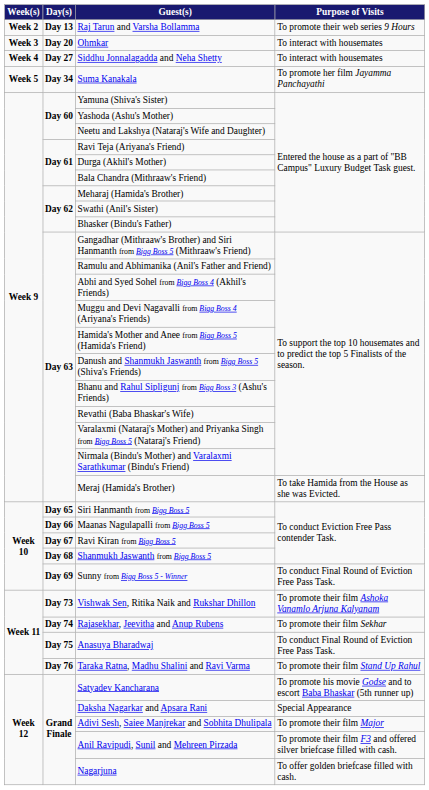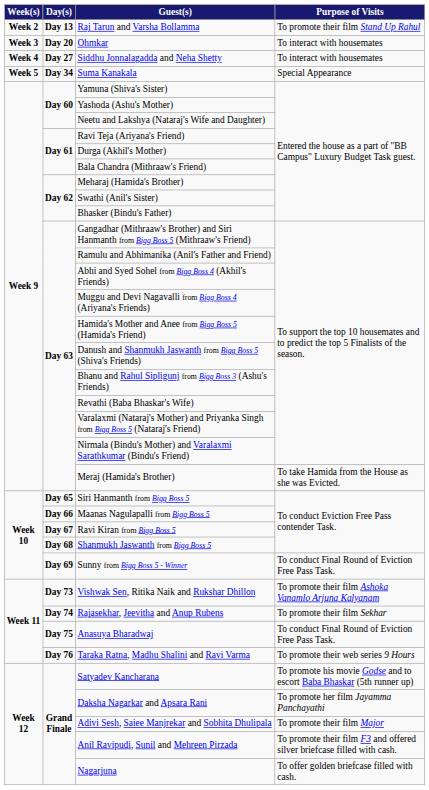(346, 27) To promote their web series 9 Hours -> (349, 27) To promote their film Stand Up Rahul
(334, 79) To promote her film Jayamma Panchayathi -> (314, 73) Special Appearance
(349, 666) To promote their film Stand Up Rahul -> (346, 655) To promote their web series 9 Hours
(314, 708) Special Appearance -> (334, 702) To promote her film Jayamma Panchayathi
